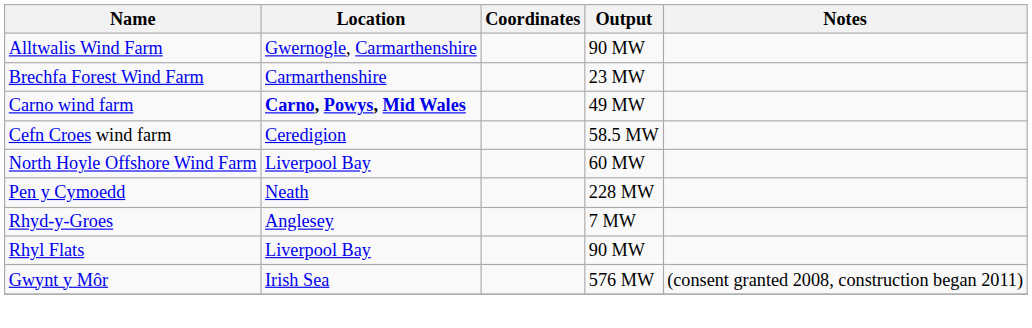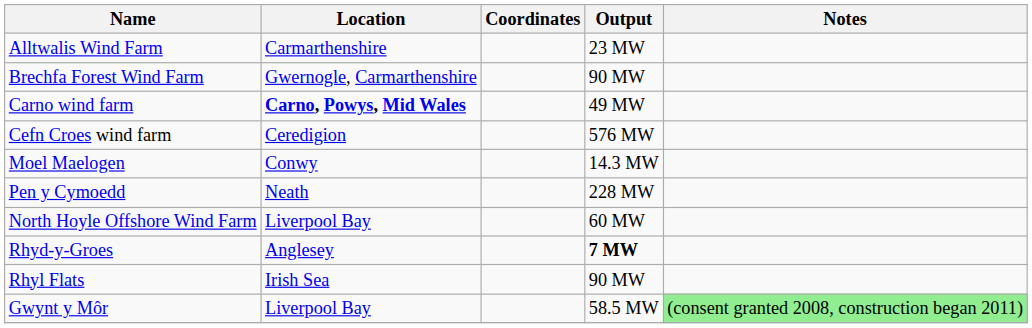(371, 47) Gwernogle, Carmarthenshire -> (326, 47) Carmarthenshire
(617, 47) 90 MW -> (617, 47) 23 MW
(326, 76) Carmarthenshire -> (371, 76) Gwernogle, Carmarthenshire
(617, 76) 23 MW -> (617, 76) 90 MW
(624, 134) 58.5 MW -> (621, 134) 576 MW
+ row: (67, 163)
rows swapped: (133, 163) <-> (67, 192)
(612, 221) normal -> (613, 250) bold
(318, 250) Liverpool Bay -> (297, 279) Irish Sea
(297, 279) Irish Sea -> (318, 308) Liverpool Bay
(621, 279) 576 MW -> (624, 308) 58.5 MW
(845, 279) no background -> (845, 308) lightgreen background
